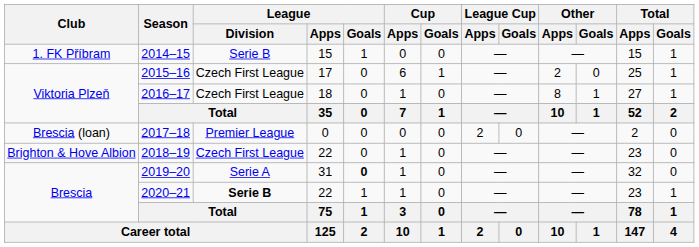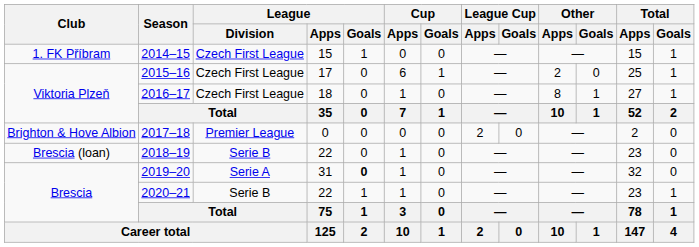(250, 53) Serie B -> (250, 53) Czech First League
(71, 133) Brescia (loan) -> (71, 133) Brighton & Hove Albion
(71, 152) Brighton & Hove Albion -> (71, 152) Brescia (loan)
(250, 152) Czech First League -> (250, 152) Serie B
(250, 192) bold -> (250, 192) normal
